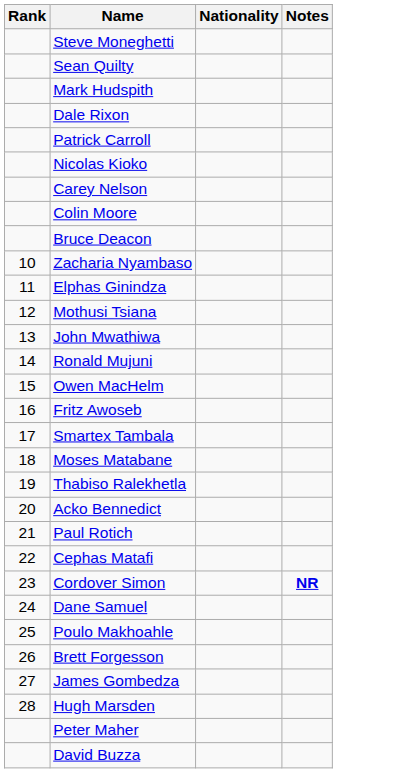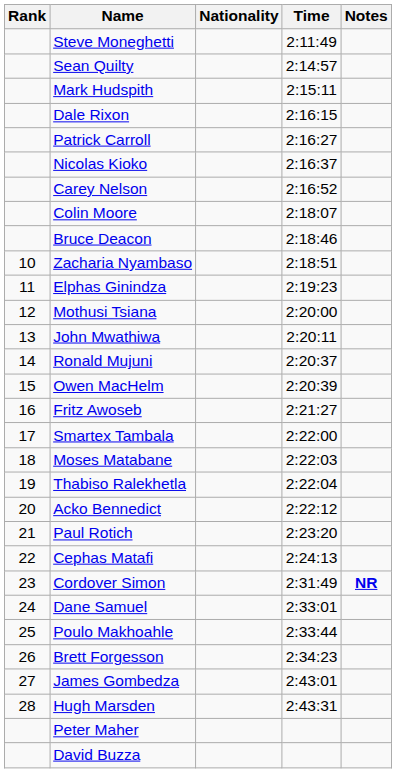+ column: (312, 16)
